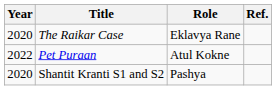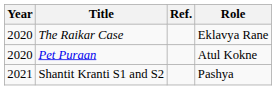columns swapped: (205, 14) <-> (257, 14)
(20, 54) 2022 -> (20, 54) 2020
(20, 74) 2020 -> (20, 74) 2021
